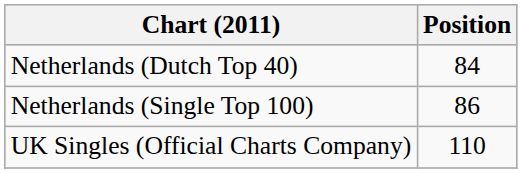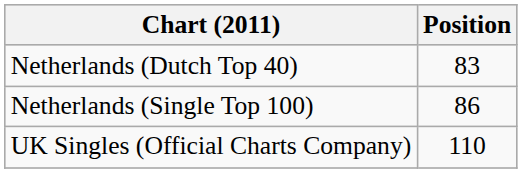(467, 65) 84 -> (467, 65) 83
